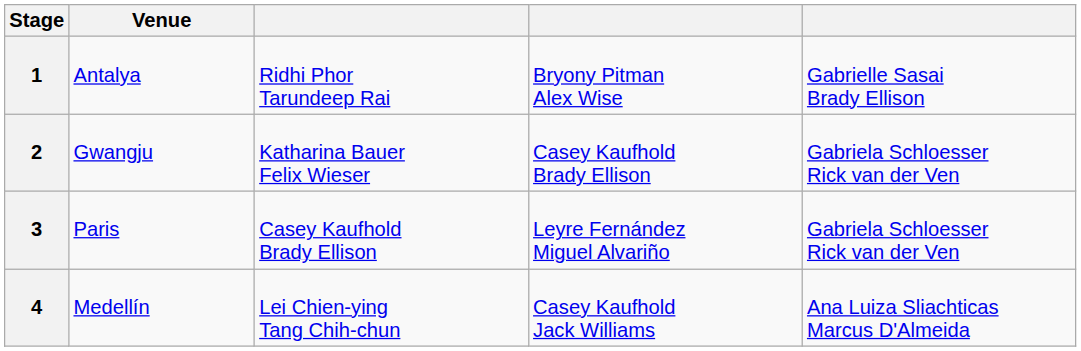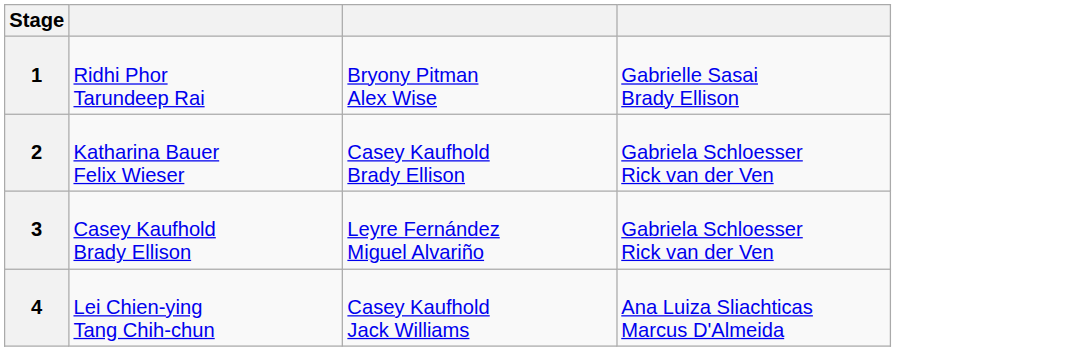- column: (162, 20)
